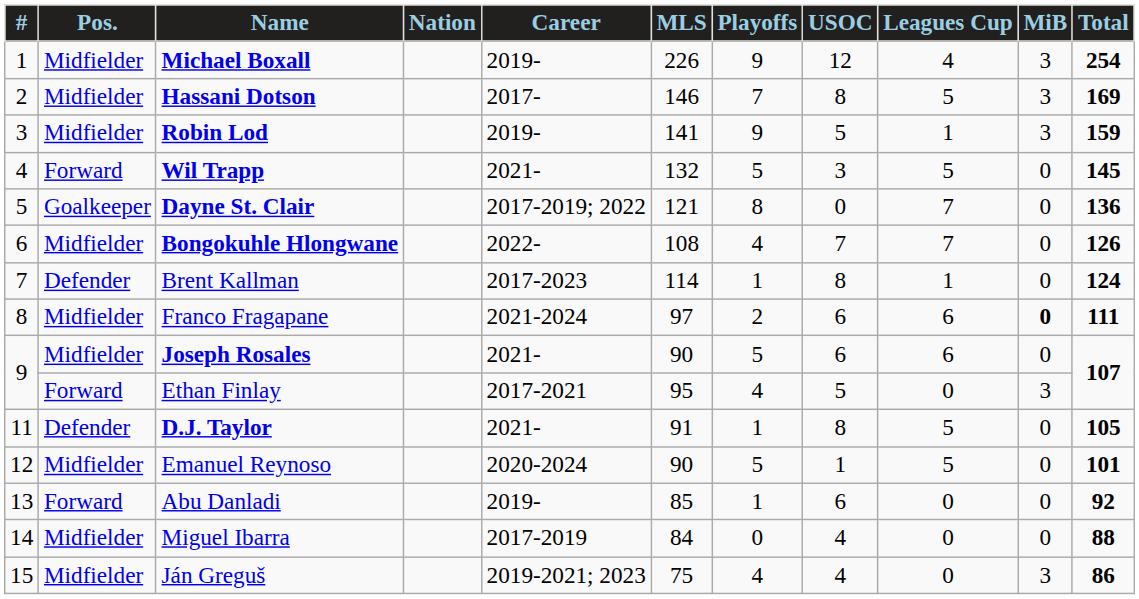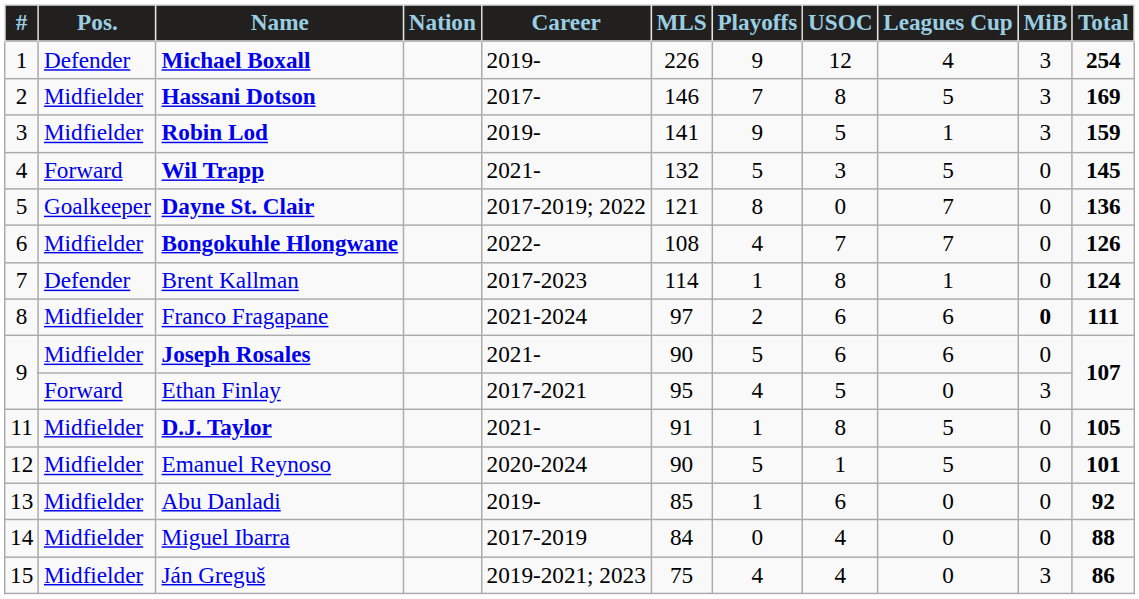(94, 59) Midfielder -> (87, 59) Defender
(87, 427) Defender -> (94, 427) Midfielder
(83, 501) Forward -> (94, 501) Midfielder
